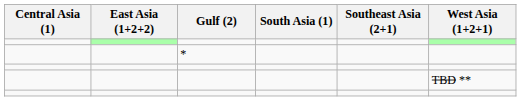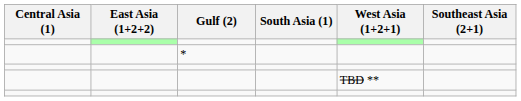columns swapped: (383, 22) <-> (472, 22)
